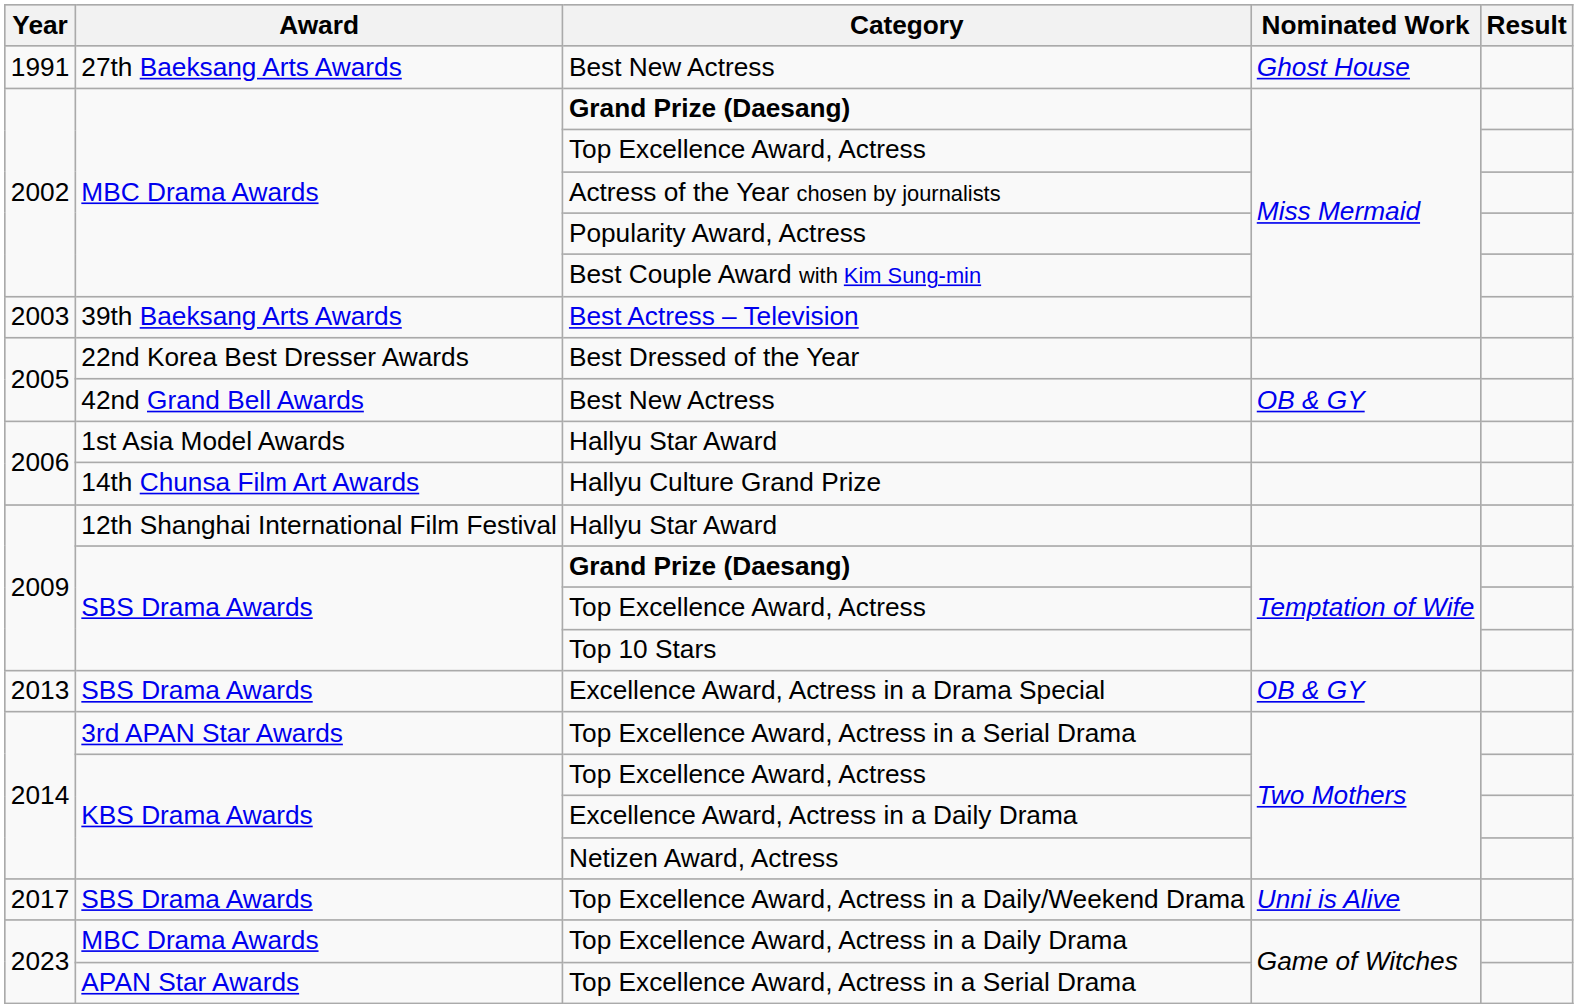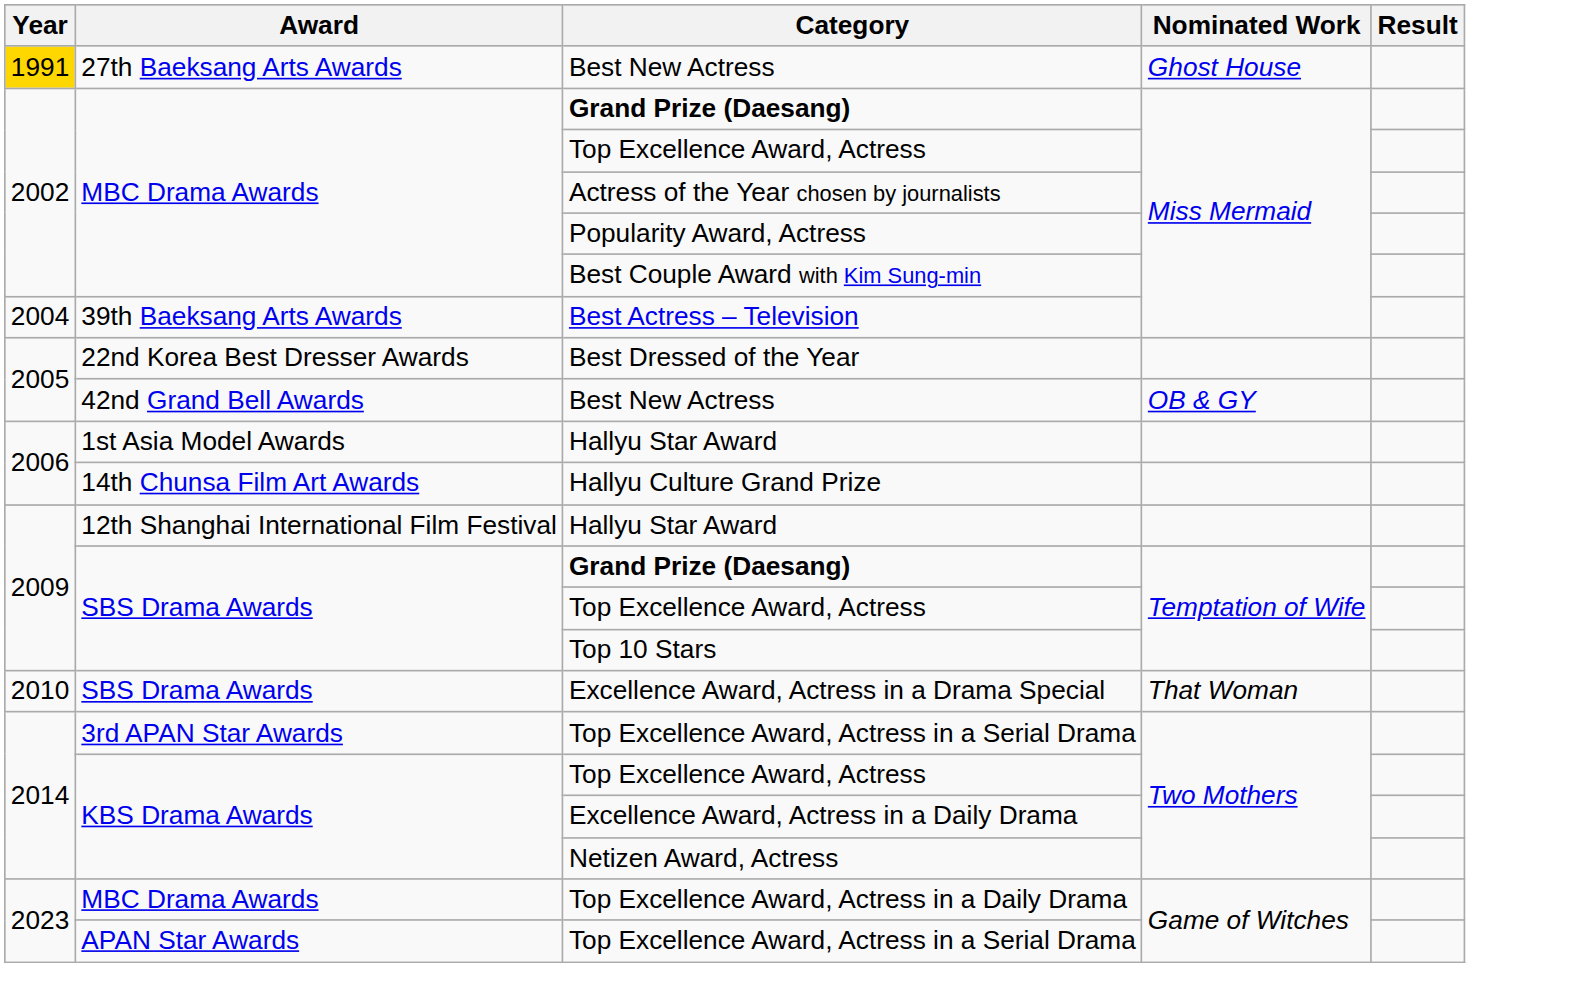(40, 66) no background -> (40, 66) gold background
(40, 316) 2003 -> (40, 316) 2004
(40, 691) 2013 -> (40, 691) 2010
(1311, 691) OB & GY -> (1223, 691) That Woman
- row: (197, 899)
